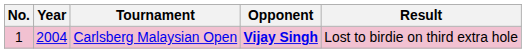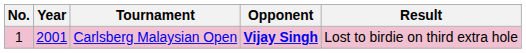(52, 37) 2004 -> (52, 37) 2001
